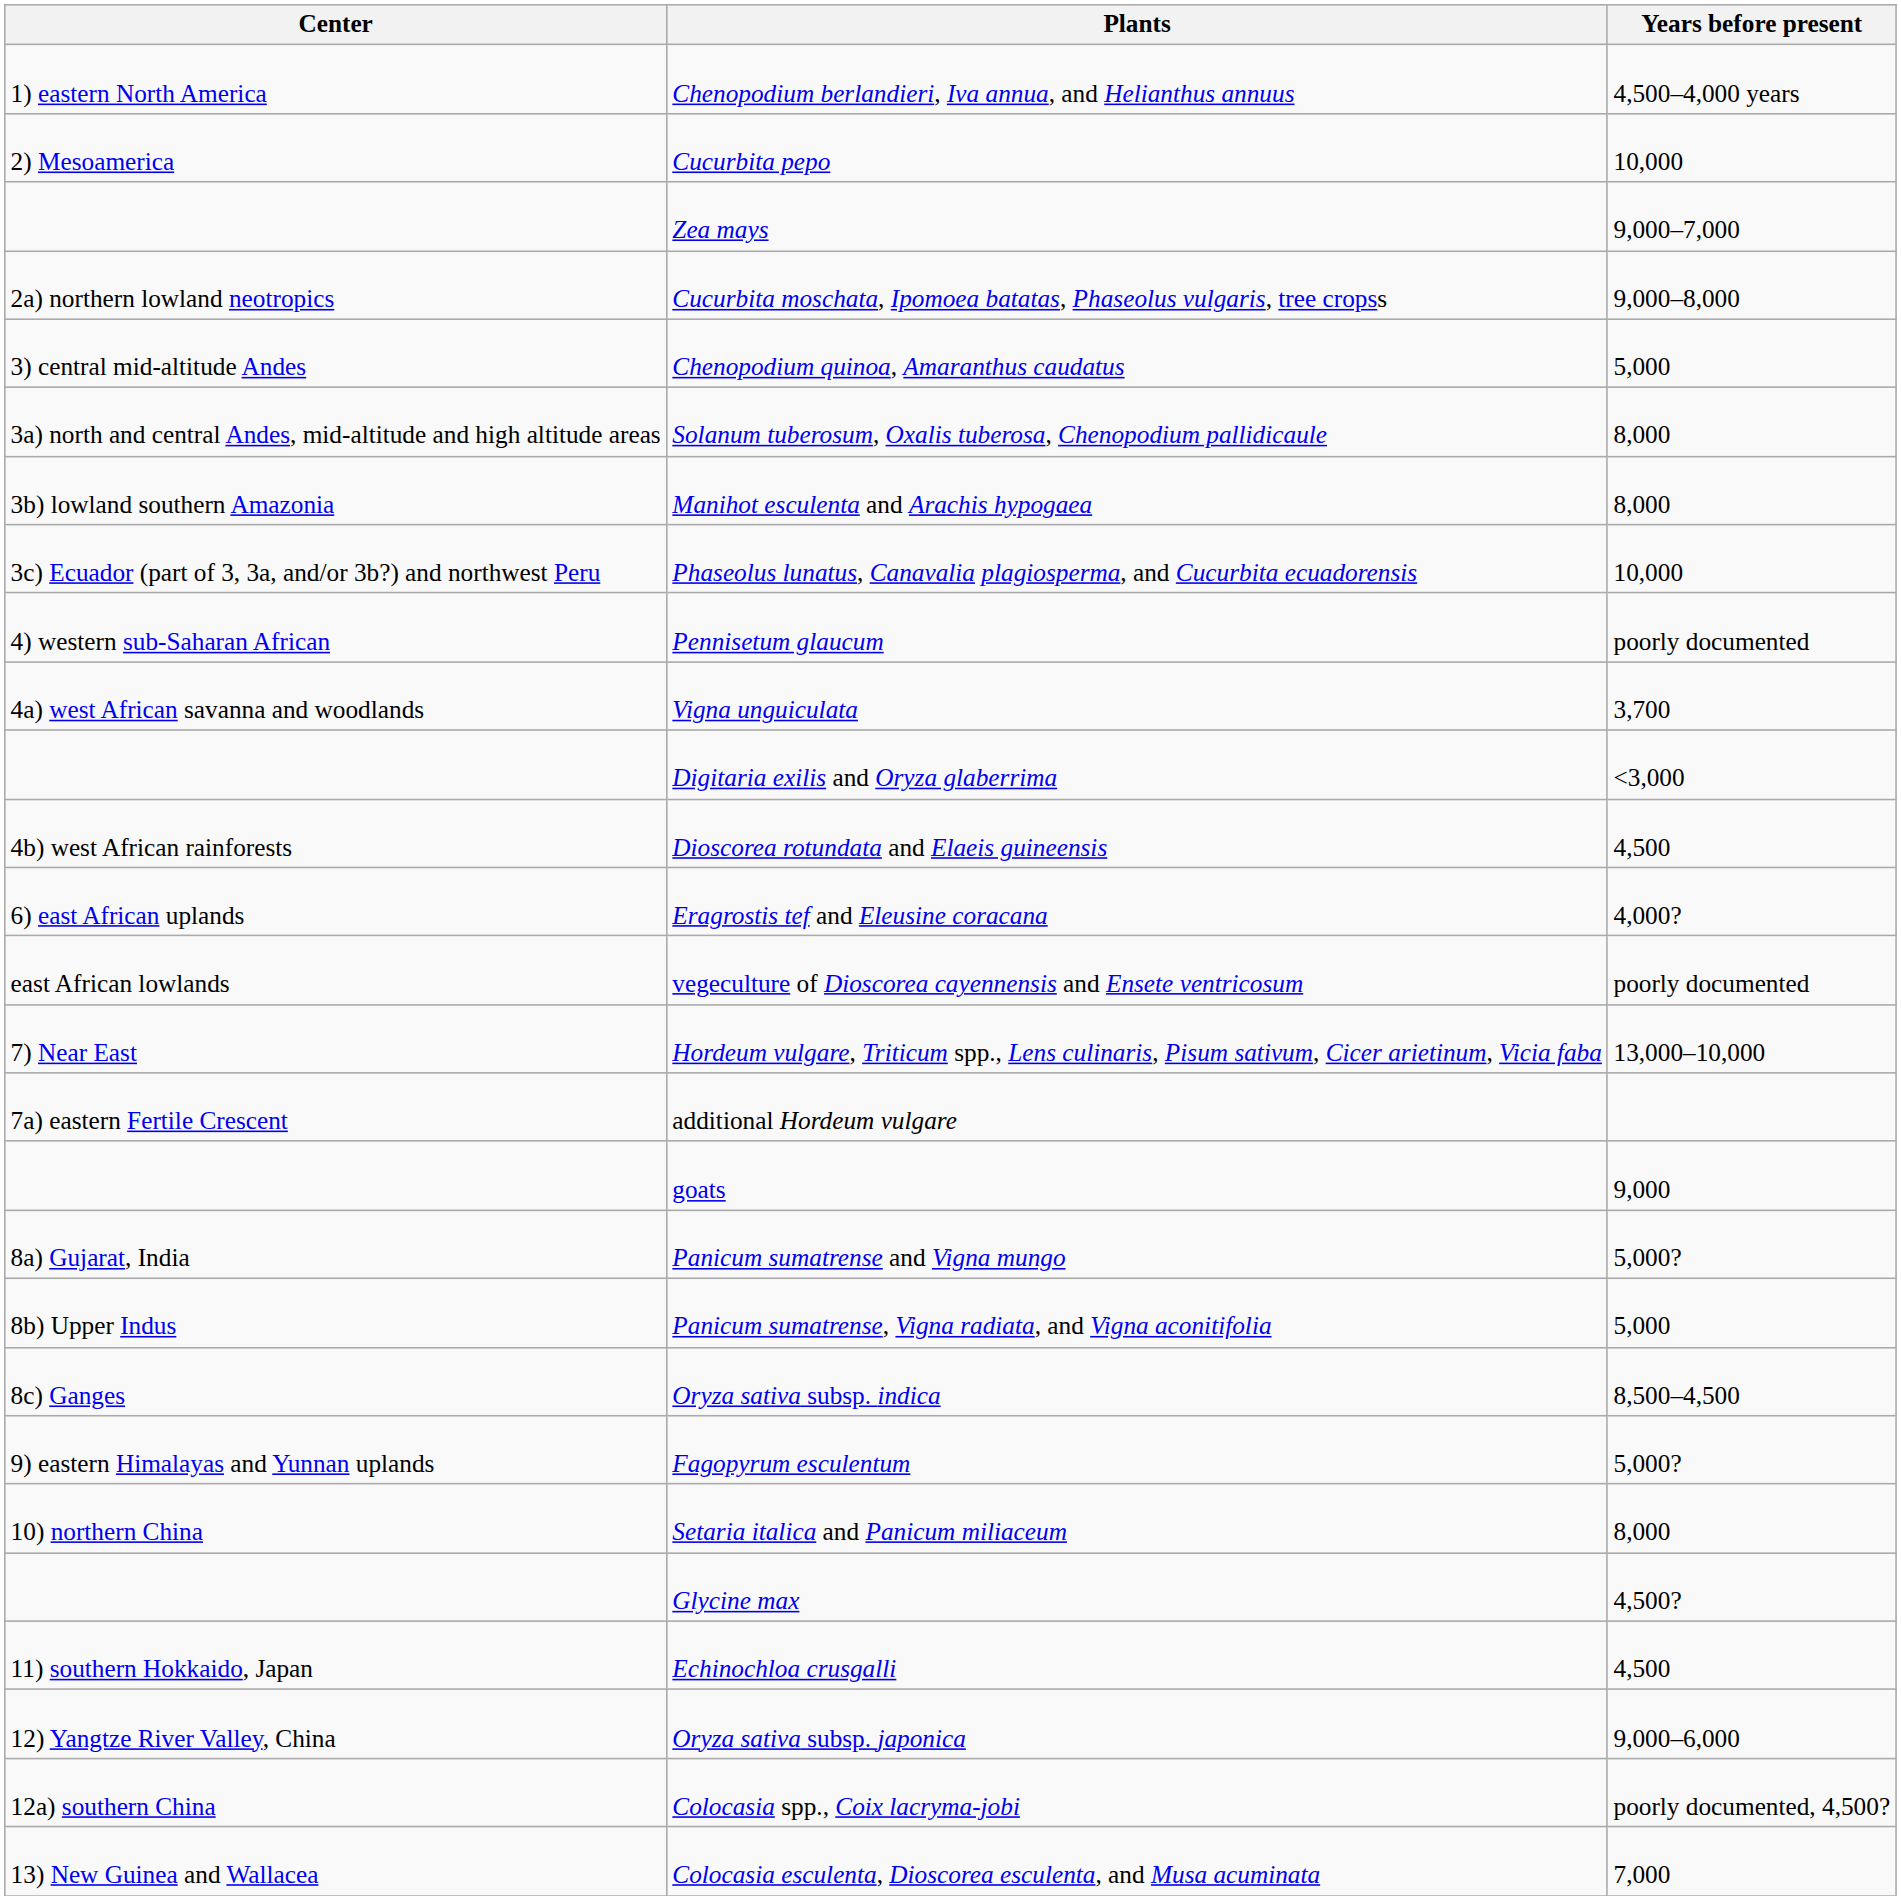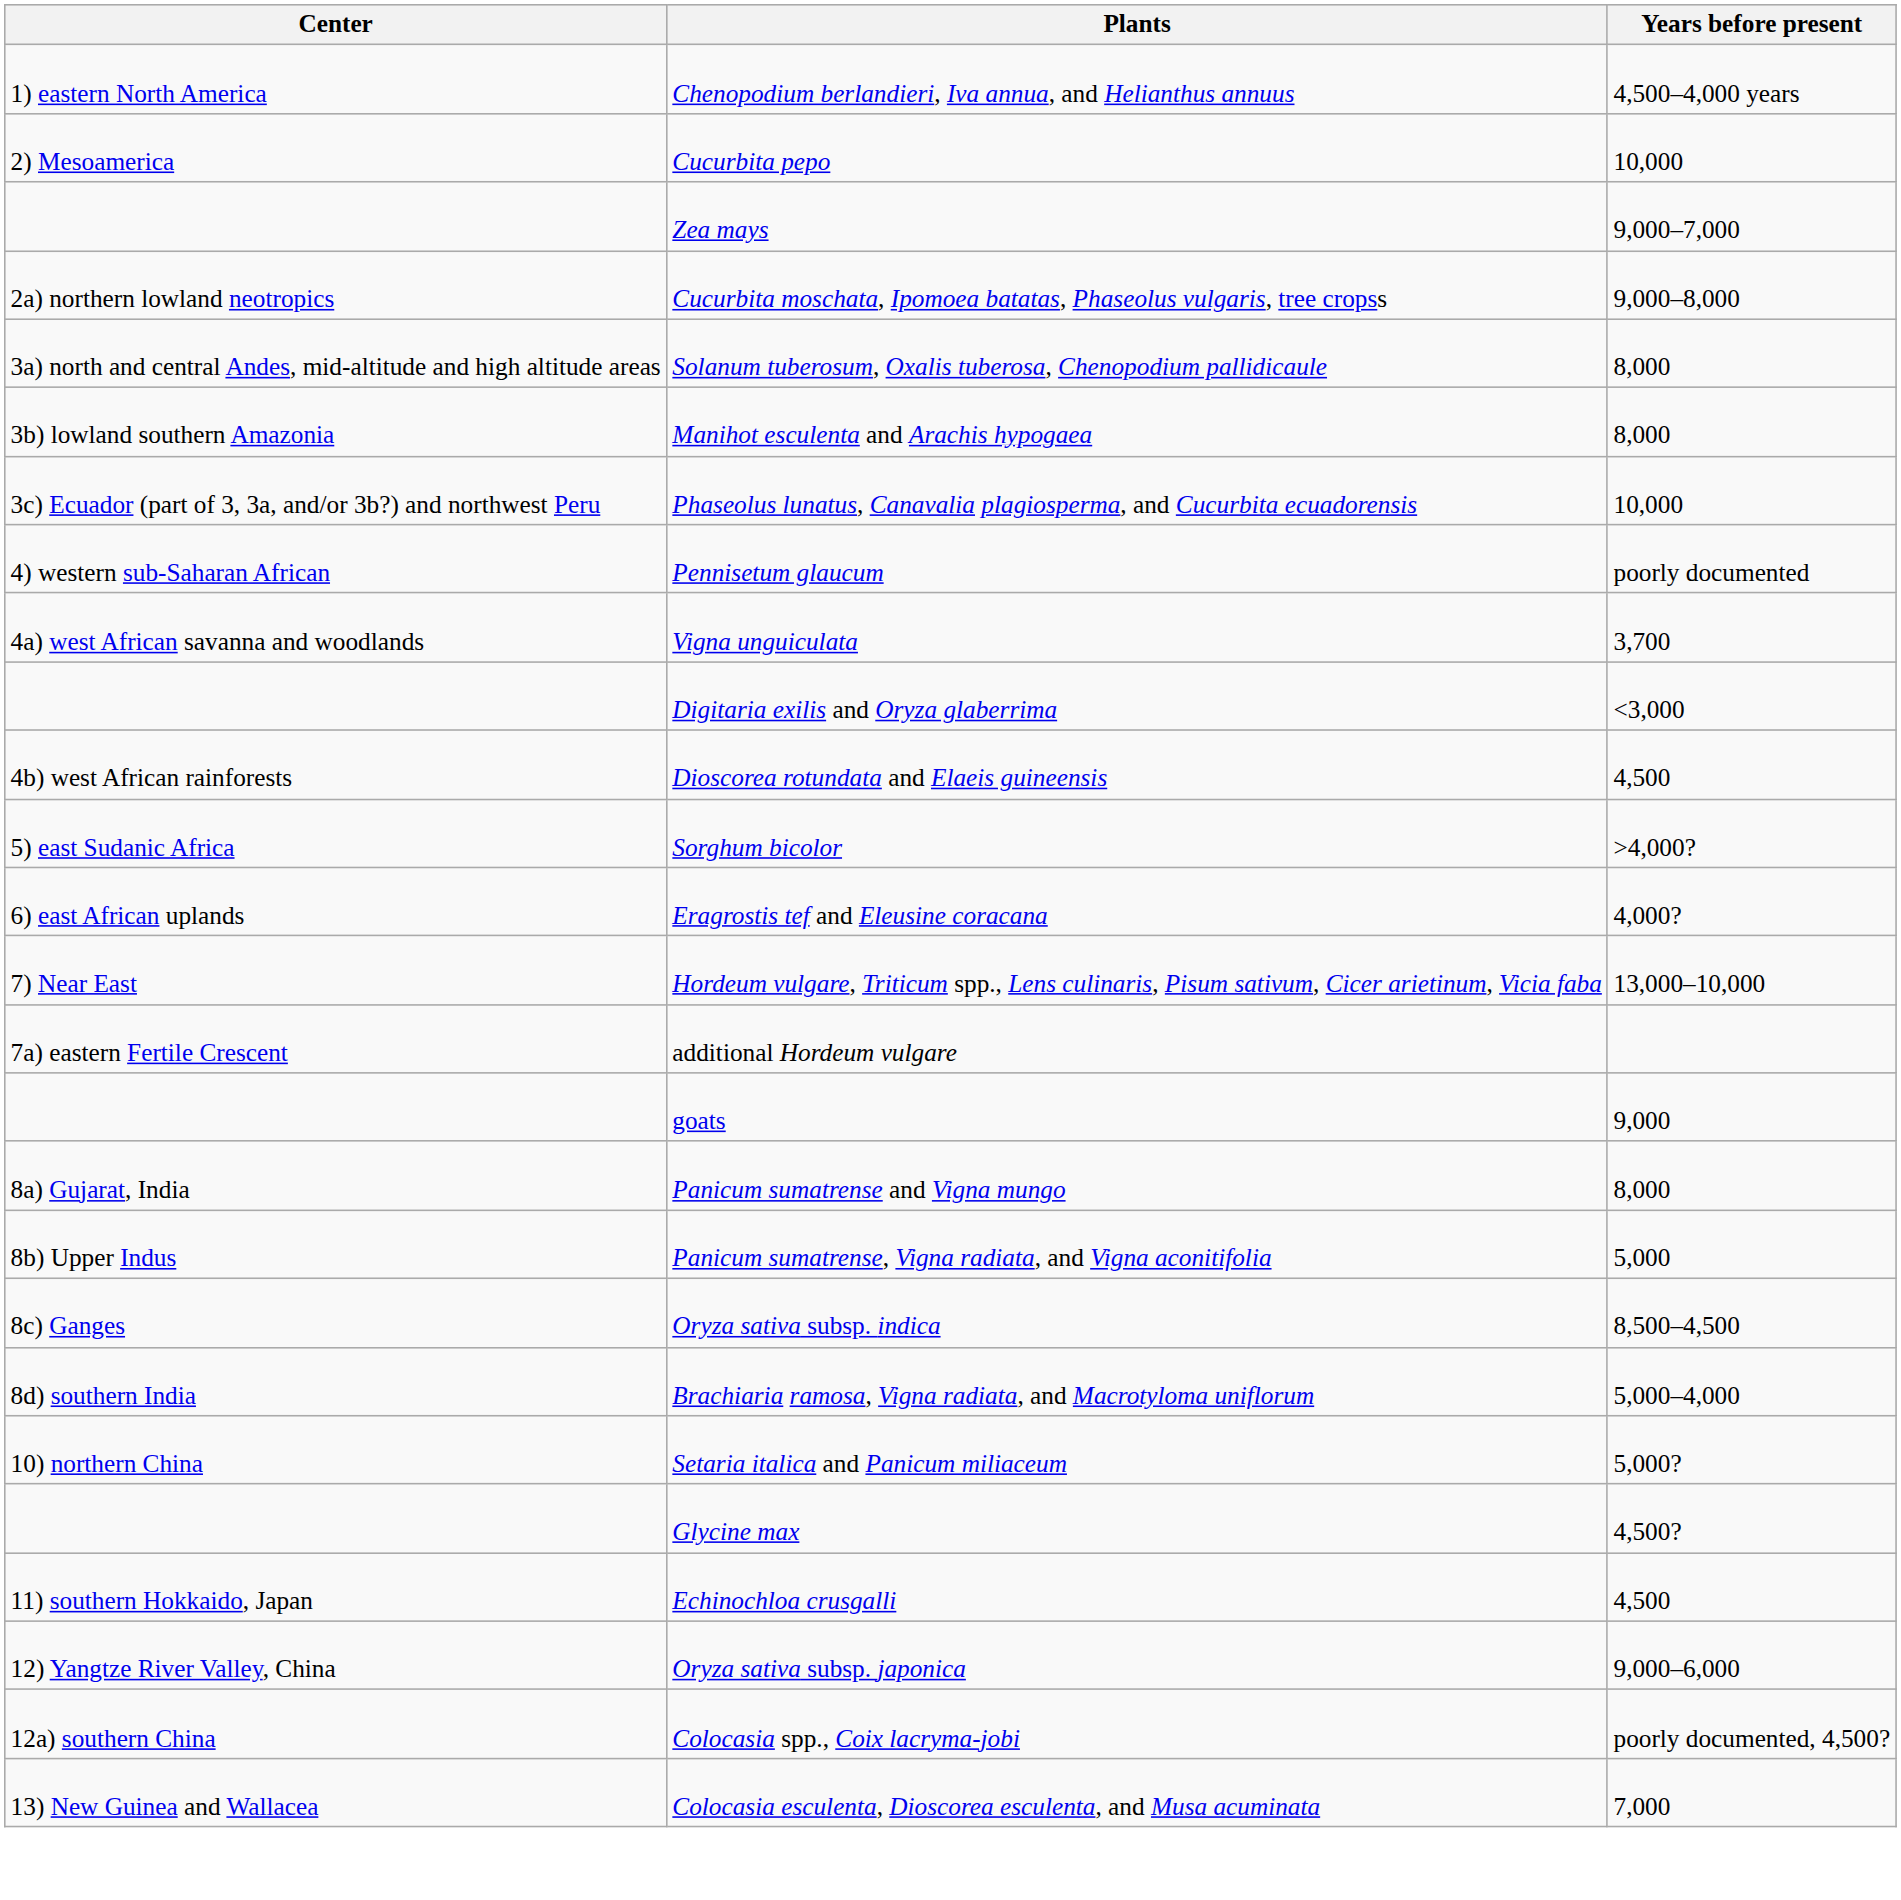- row: (898, 367)
+ row: (757, 846)
- row: (988, 984)
(1648, 1258) 5,000? -> (1642, 1189) 8,000
+ row: (993, 1395)
- row: (791, 1463)
(1642, 1532) 8,000 -> (1648, 1463) 5,000?
